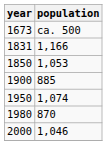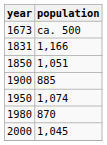(53, 64) 1,053 -> (53, 64) 1,051
(53, 132) 1,046 -> (53, 132) 1,045
